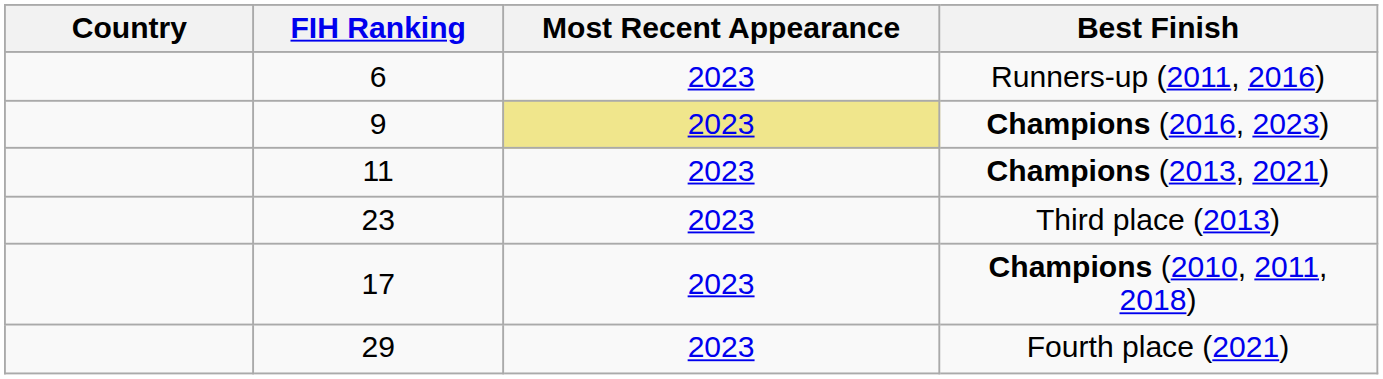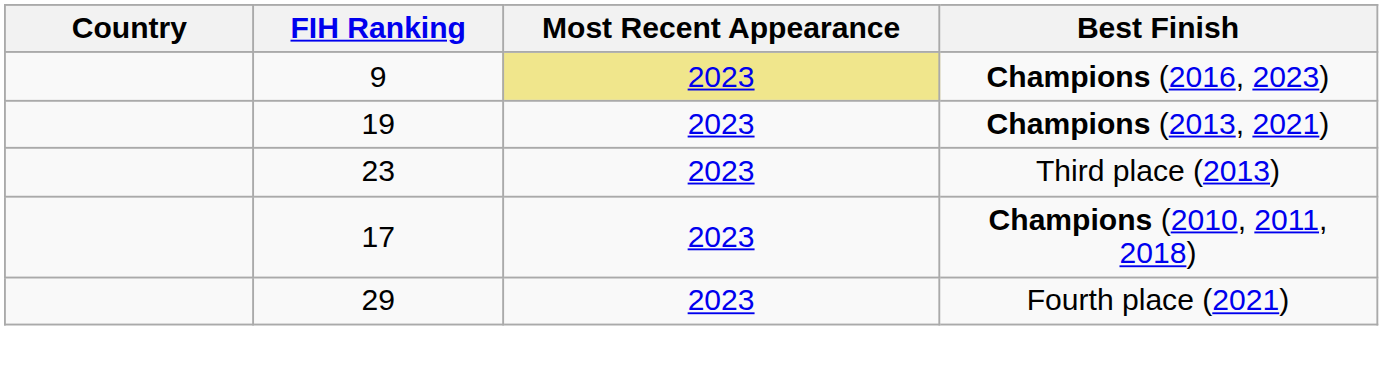- row: (1158, 76)
(378, 171) 11 -> (378, 123) 19
